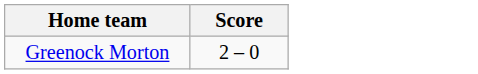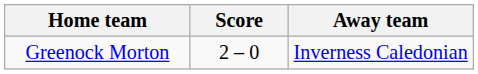+ column: (381, 20)
